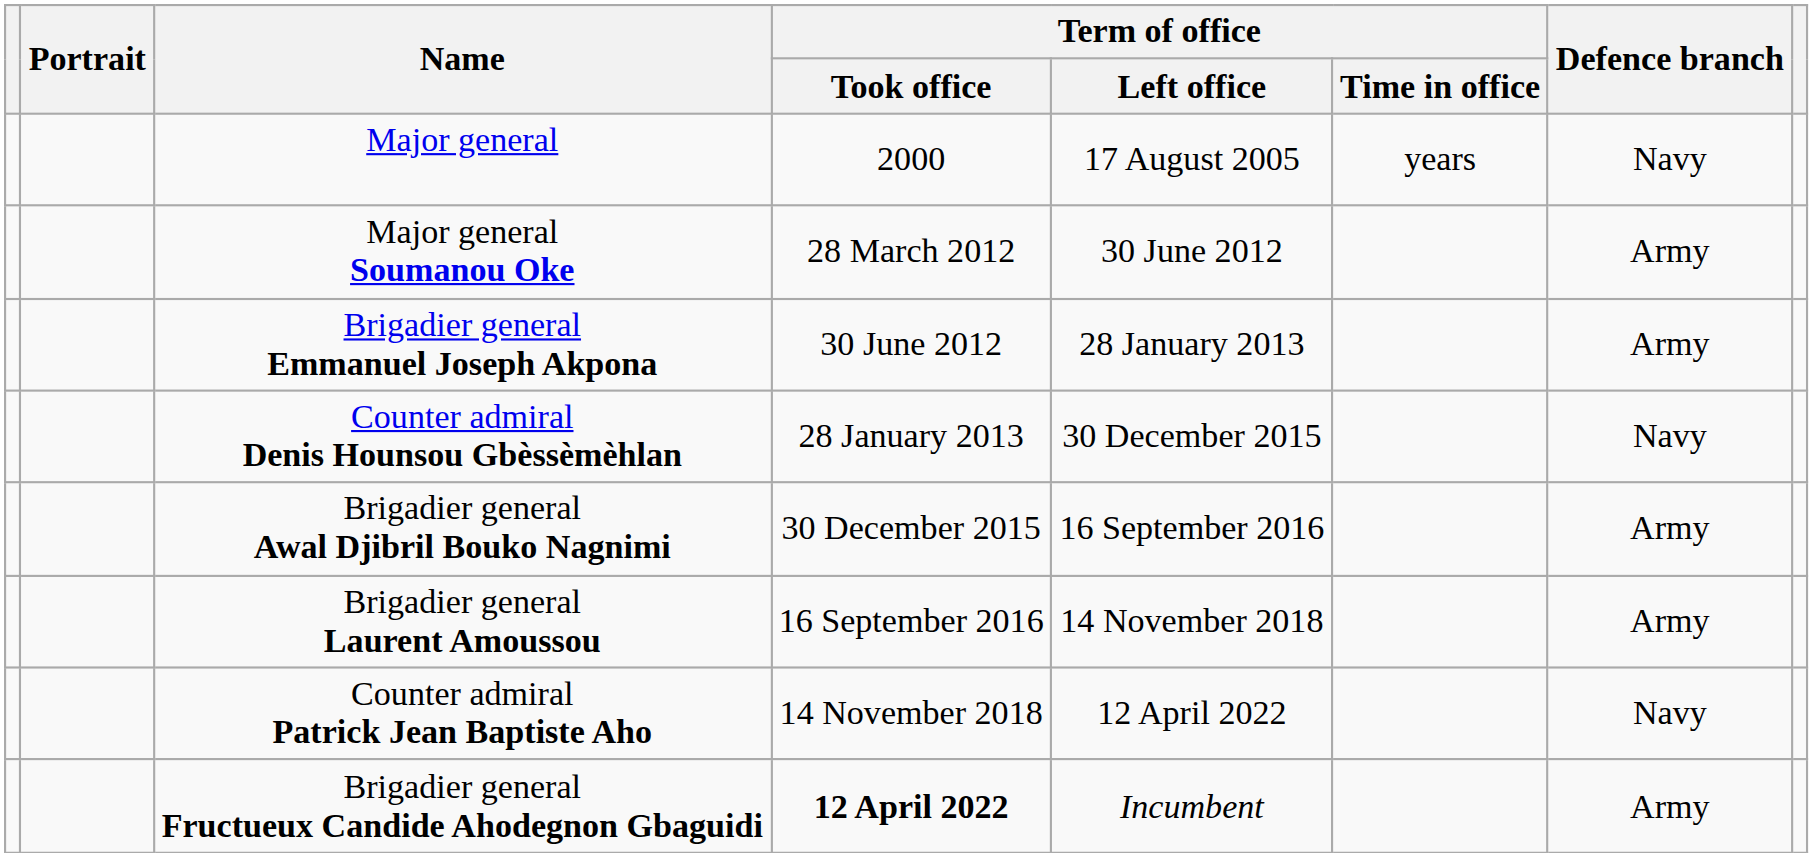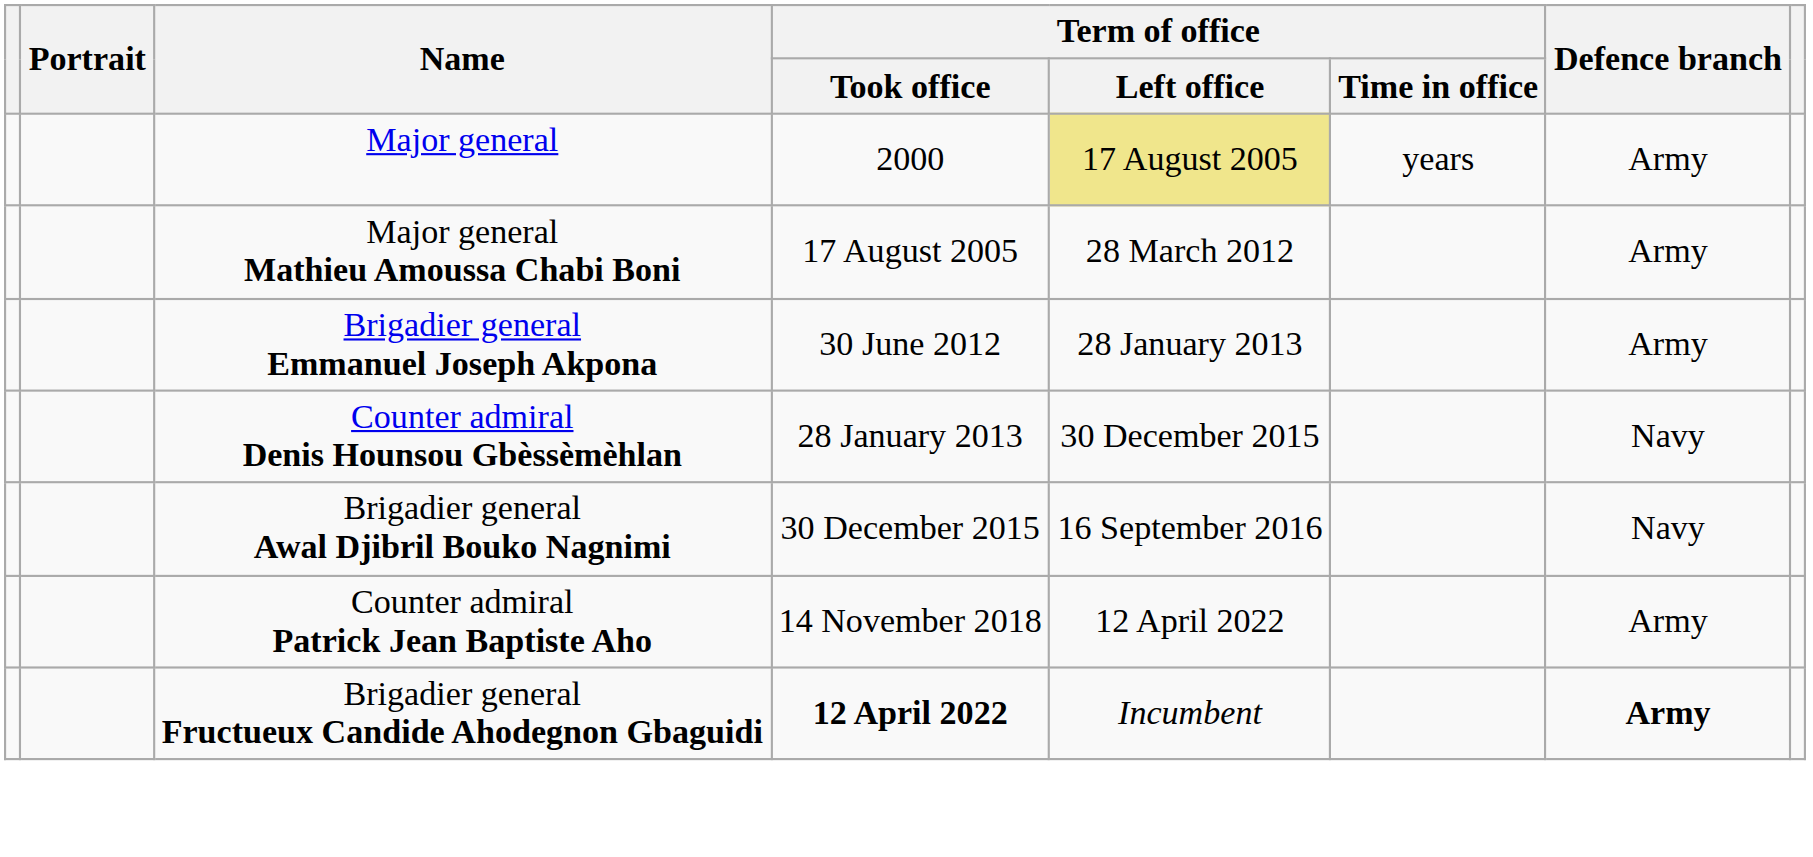(1192, 158) no background -> (1190, 158) khaki background
(1670, 158) Navy -> (1668, 158) Army
+ row: (462, 251)
- row: (462, 251)
(1670, 528) Army -> (1668, 528) Navy
- row: (462, 620)
(1670, 713) Navy -> (1668, 620) Army
(1670, 805) normal -> (1668, 713) bold
